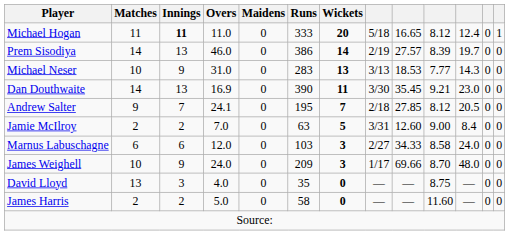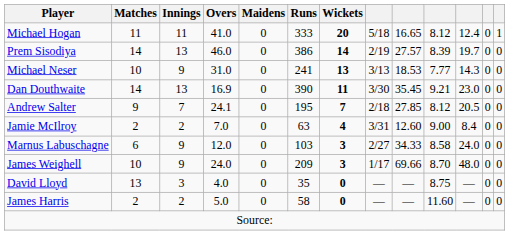(181, 32) bold -> (181, 32) normal
(221, 32) 11.0 -> (221, 32) 41.0
(304, 70) 283 -> (304, 70) 241
(343, 126) 5 -> (343, 126) 4
(181, 145) 6 -> (181, 145) 9
